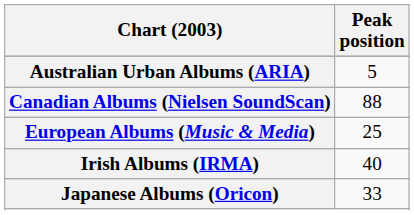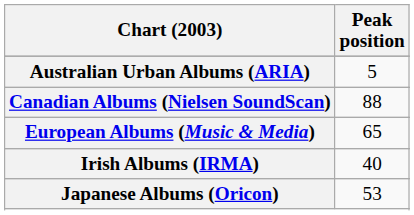(372, 132) 25 -> (372, 132) 65
(372, 193) 33 -> (372, 193) 53
